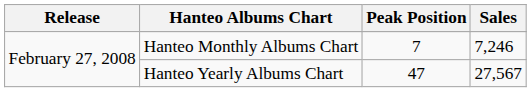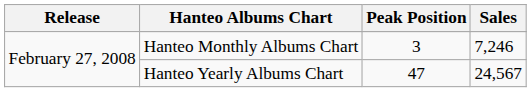(416, 45) 7 -> (416, 45) 3
(498, 73) 27,567 -> (498, 73) 24,567
